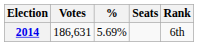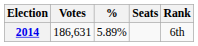(112, 32) 5.69% -> (112, 32) 5.89%
